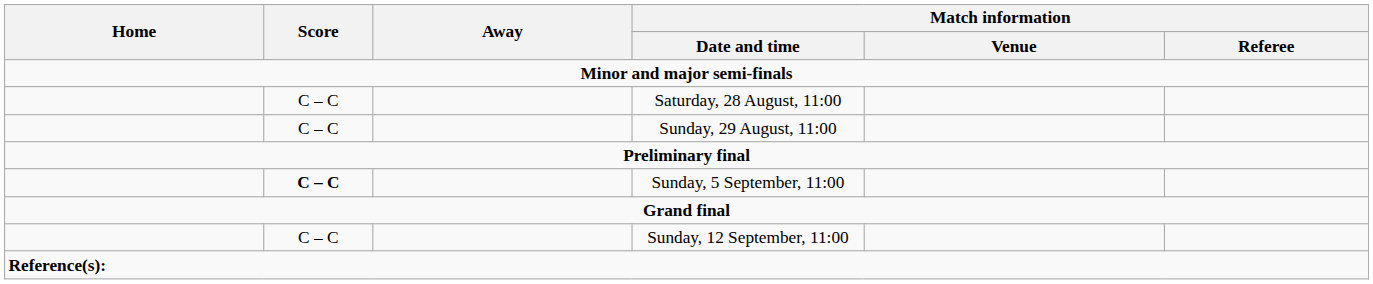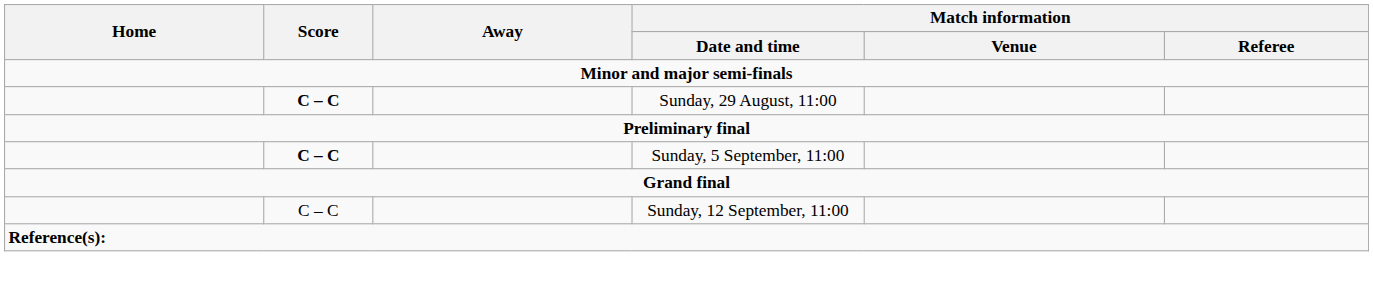- row: (748, 100)
(318, 127) normal -> (318, 100) bold
